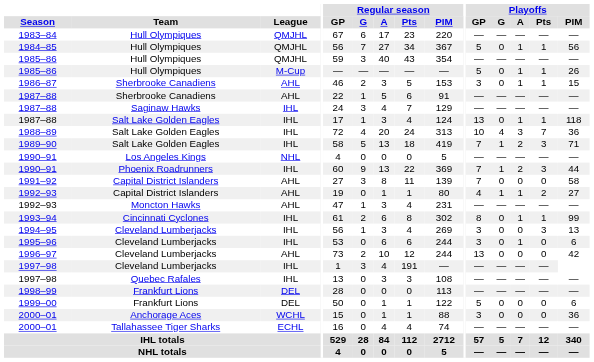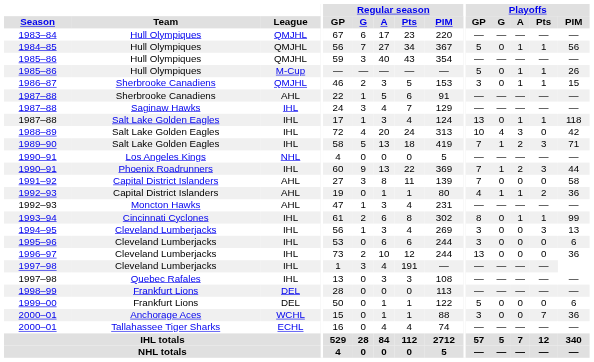(291, 83) AHL -> (291, 83) QMJHL
(544, 132) 7 -> (544, 132) 0
(574, 132) 36 -> (574, 132) 42
(574, 193) 27 -> (574, 193) 36
(520, 242) 1 -> (520, 242) 0
(291, 254) AHL -> (291, 254) IHL
(574, 254) 42 -> (574, 254) 36
(544, 315) 0 -> (544, 315) 7
